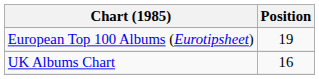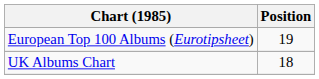(286, 62) 16 -> (286, 62) 18
